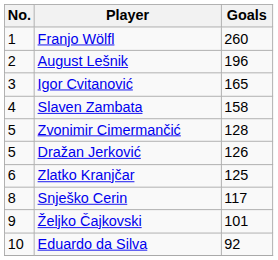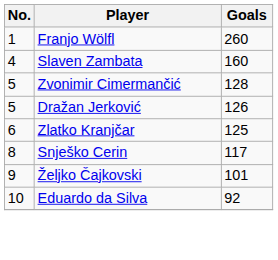- row: (83, 61)
- row: (85, 84)
(236, 107) 158 -> (236, 61) 160
